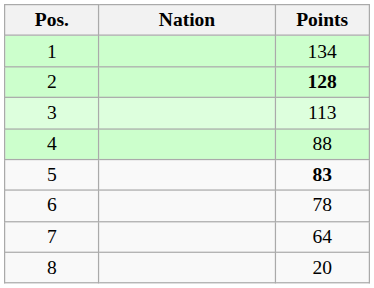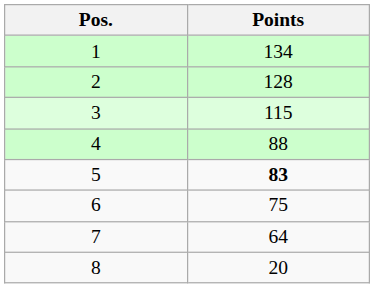- column: (187, 19)
(322, 81) bold -> (278, 81) normal
(322, 112) 113 -> (278, 112) 115
(322, 205) 78 -> (278, 205) 75
